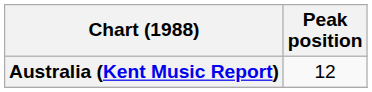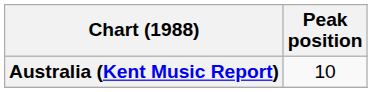(325, 71) 12 -> (325, 71) 10
